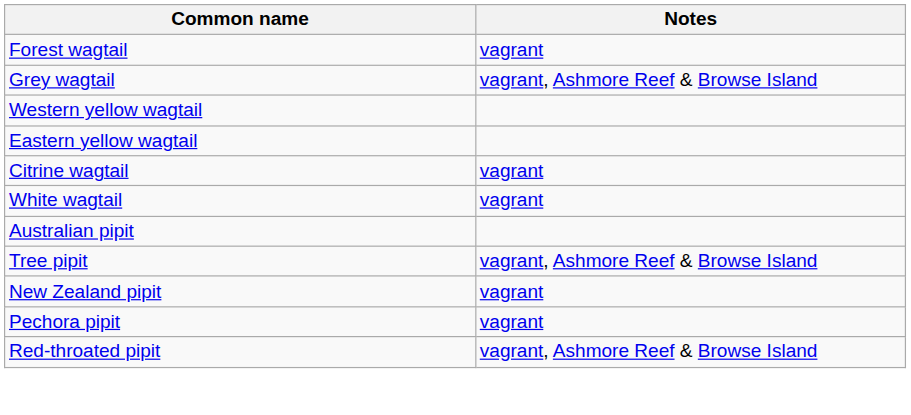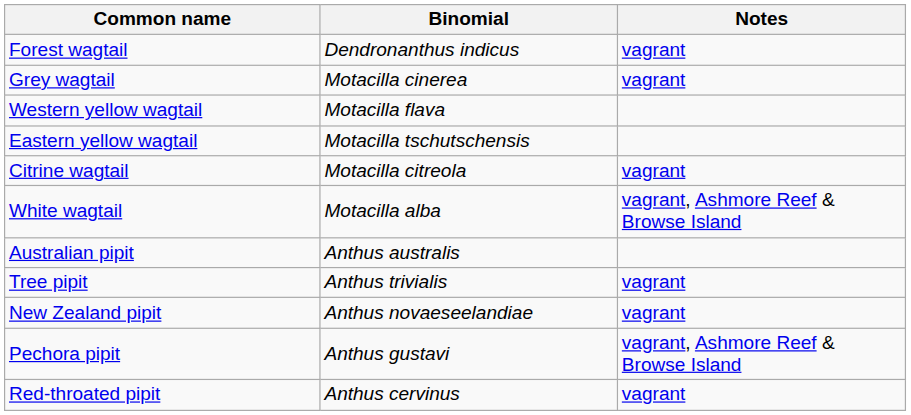+ column: (469, 19)
(649, 79) vagrant, Ashmore Reef & Browse Island -> (654, 79) vagrant
(512, 200) vagrant -> (728, 211) vagrant, Ashmore Reef & Browse Island
(649, 261) vagrant, Ashmore Reef & Browse Island -> (654, 282) vagrant
(512, 321) vagrant -> (728, 353) vagrant, Ashmore Reef & Browse Island
(649, 351) vagrant, Ashmore Reef & Browse Island -> (654, 394) vagrant
